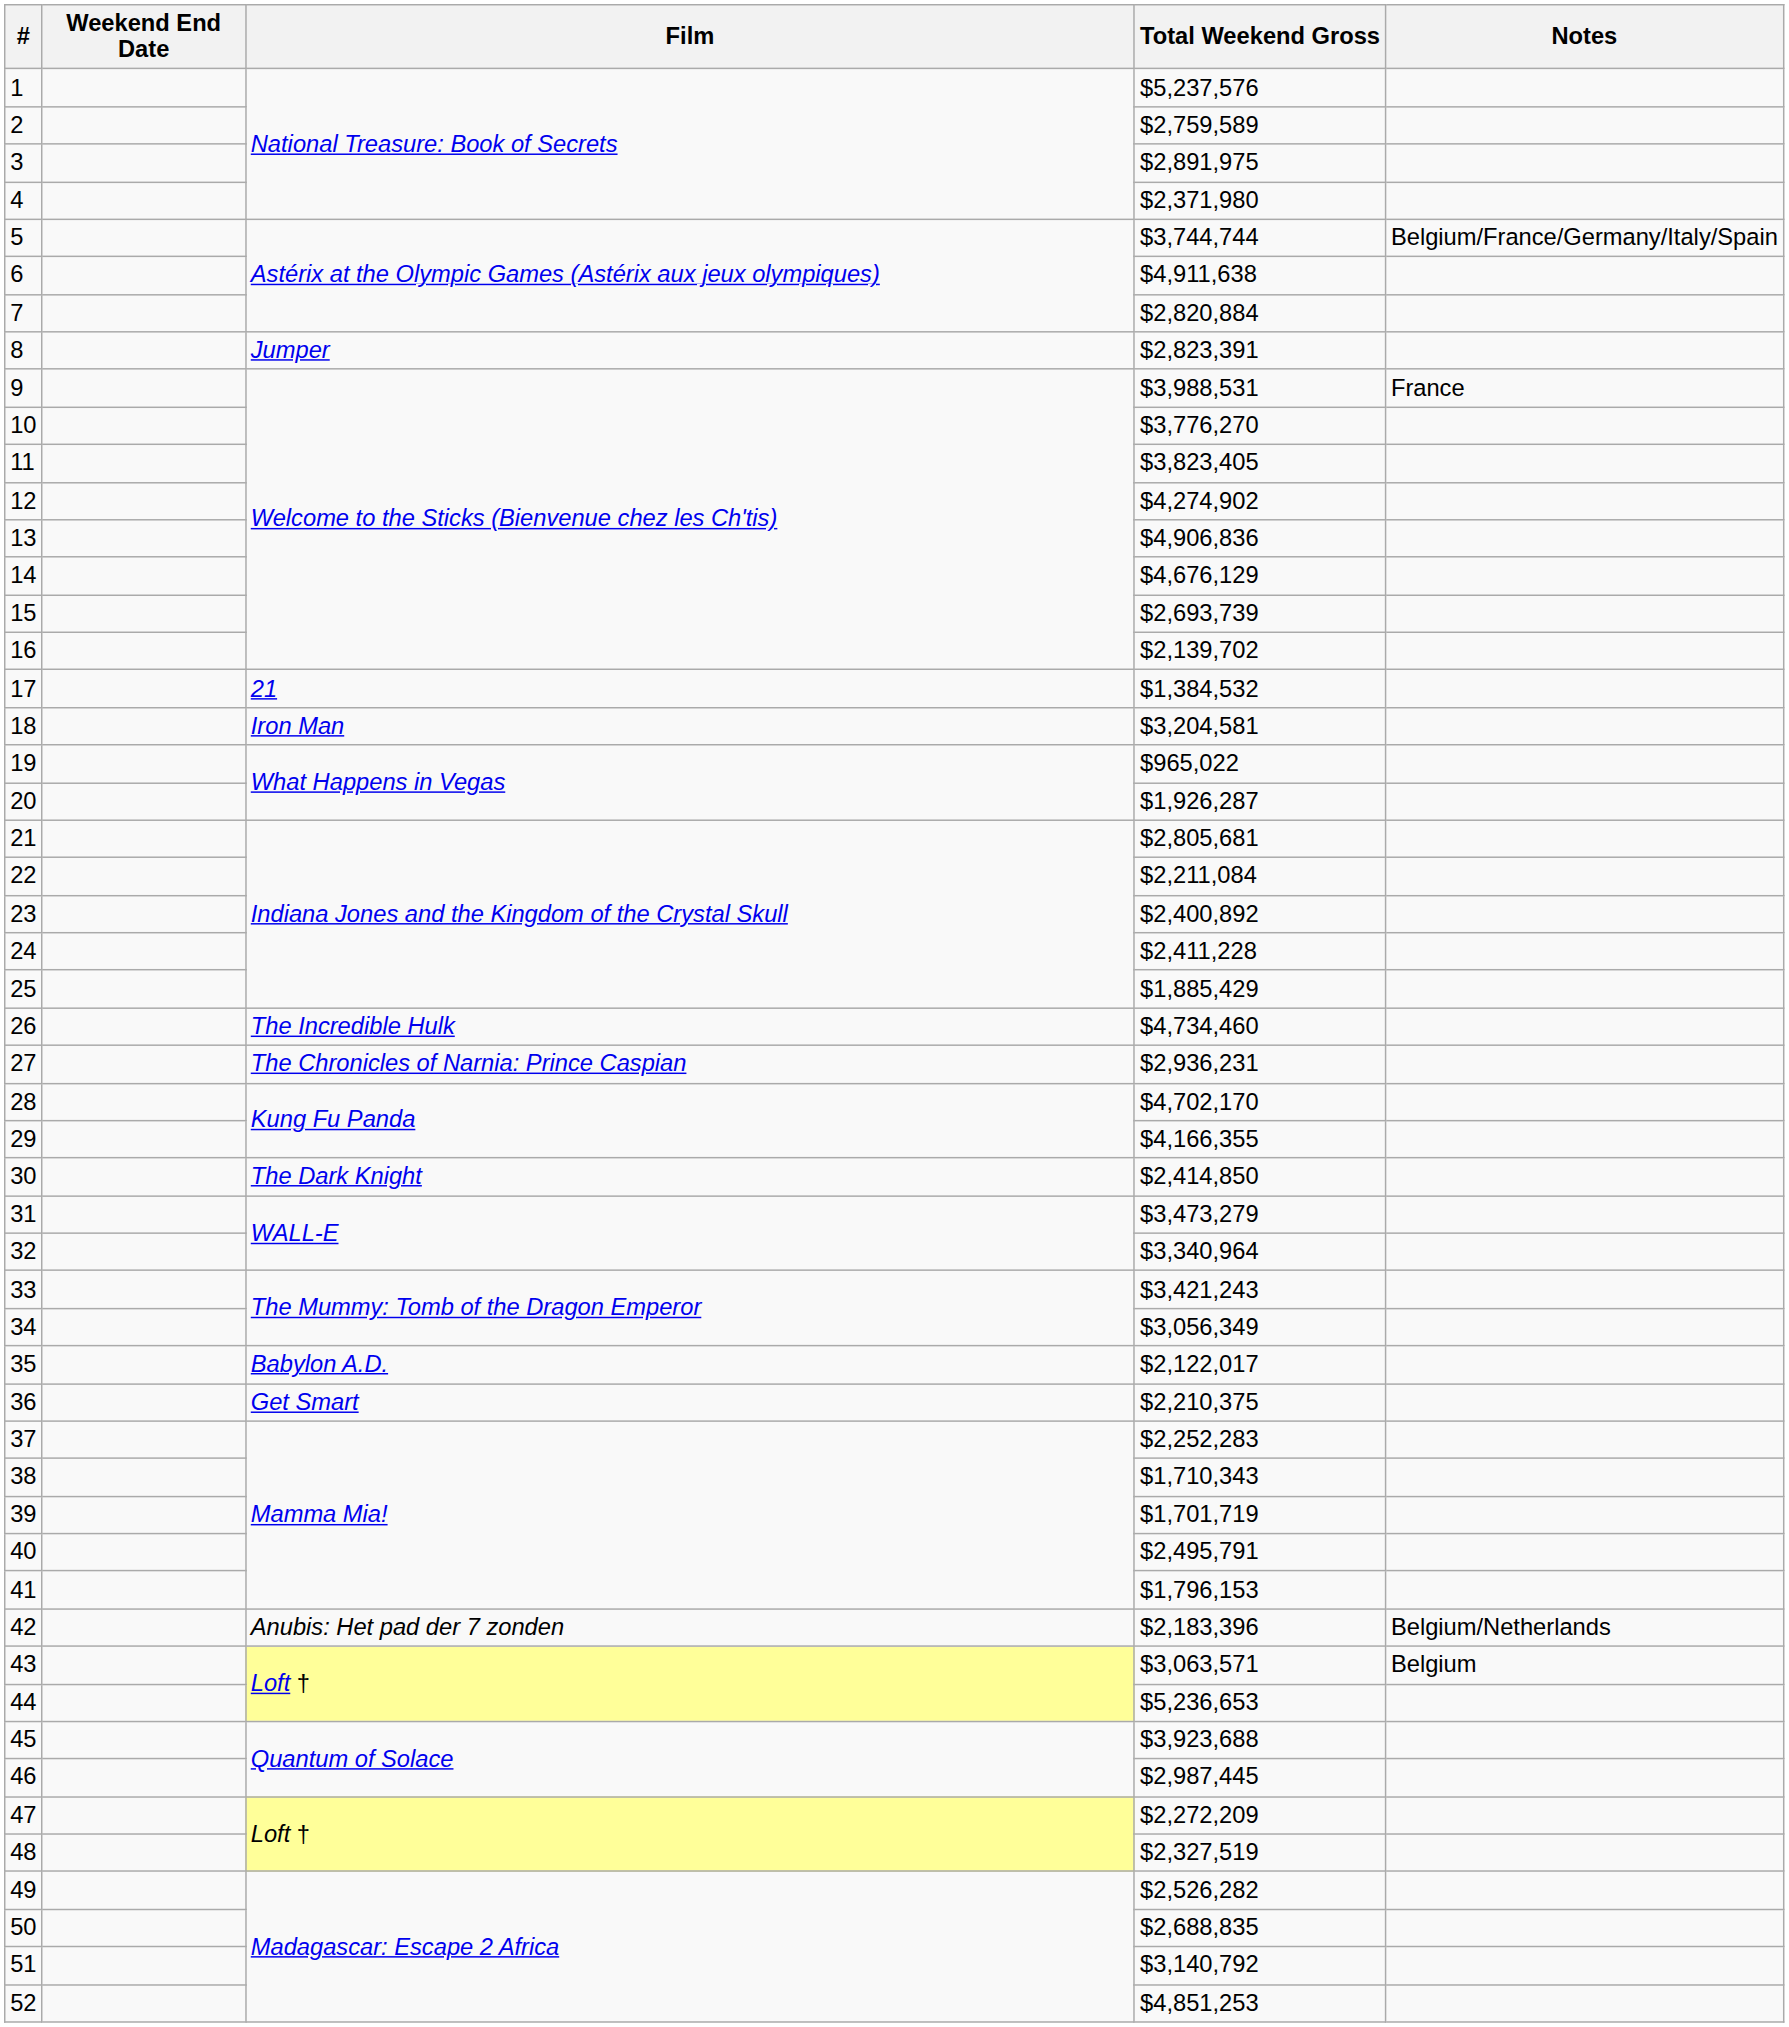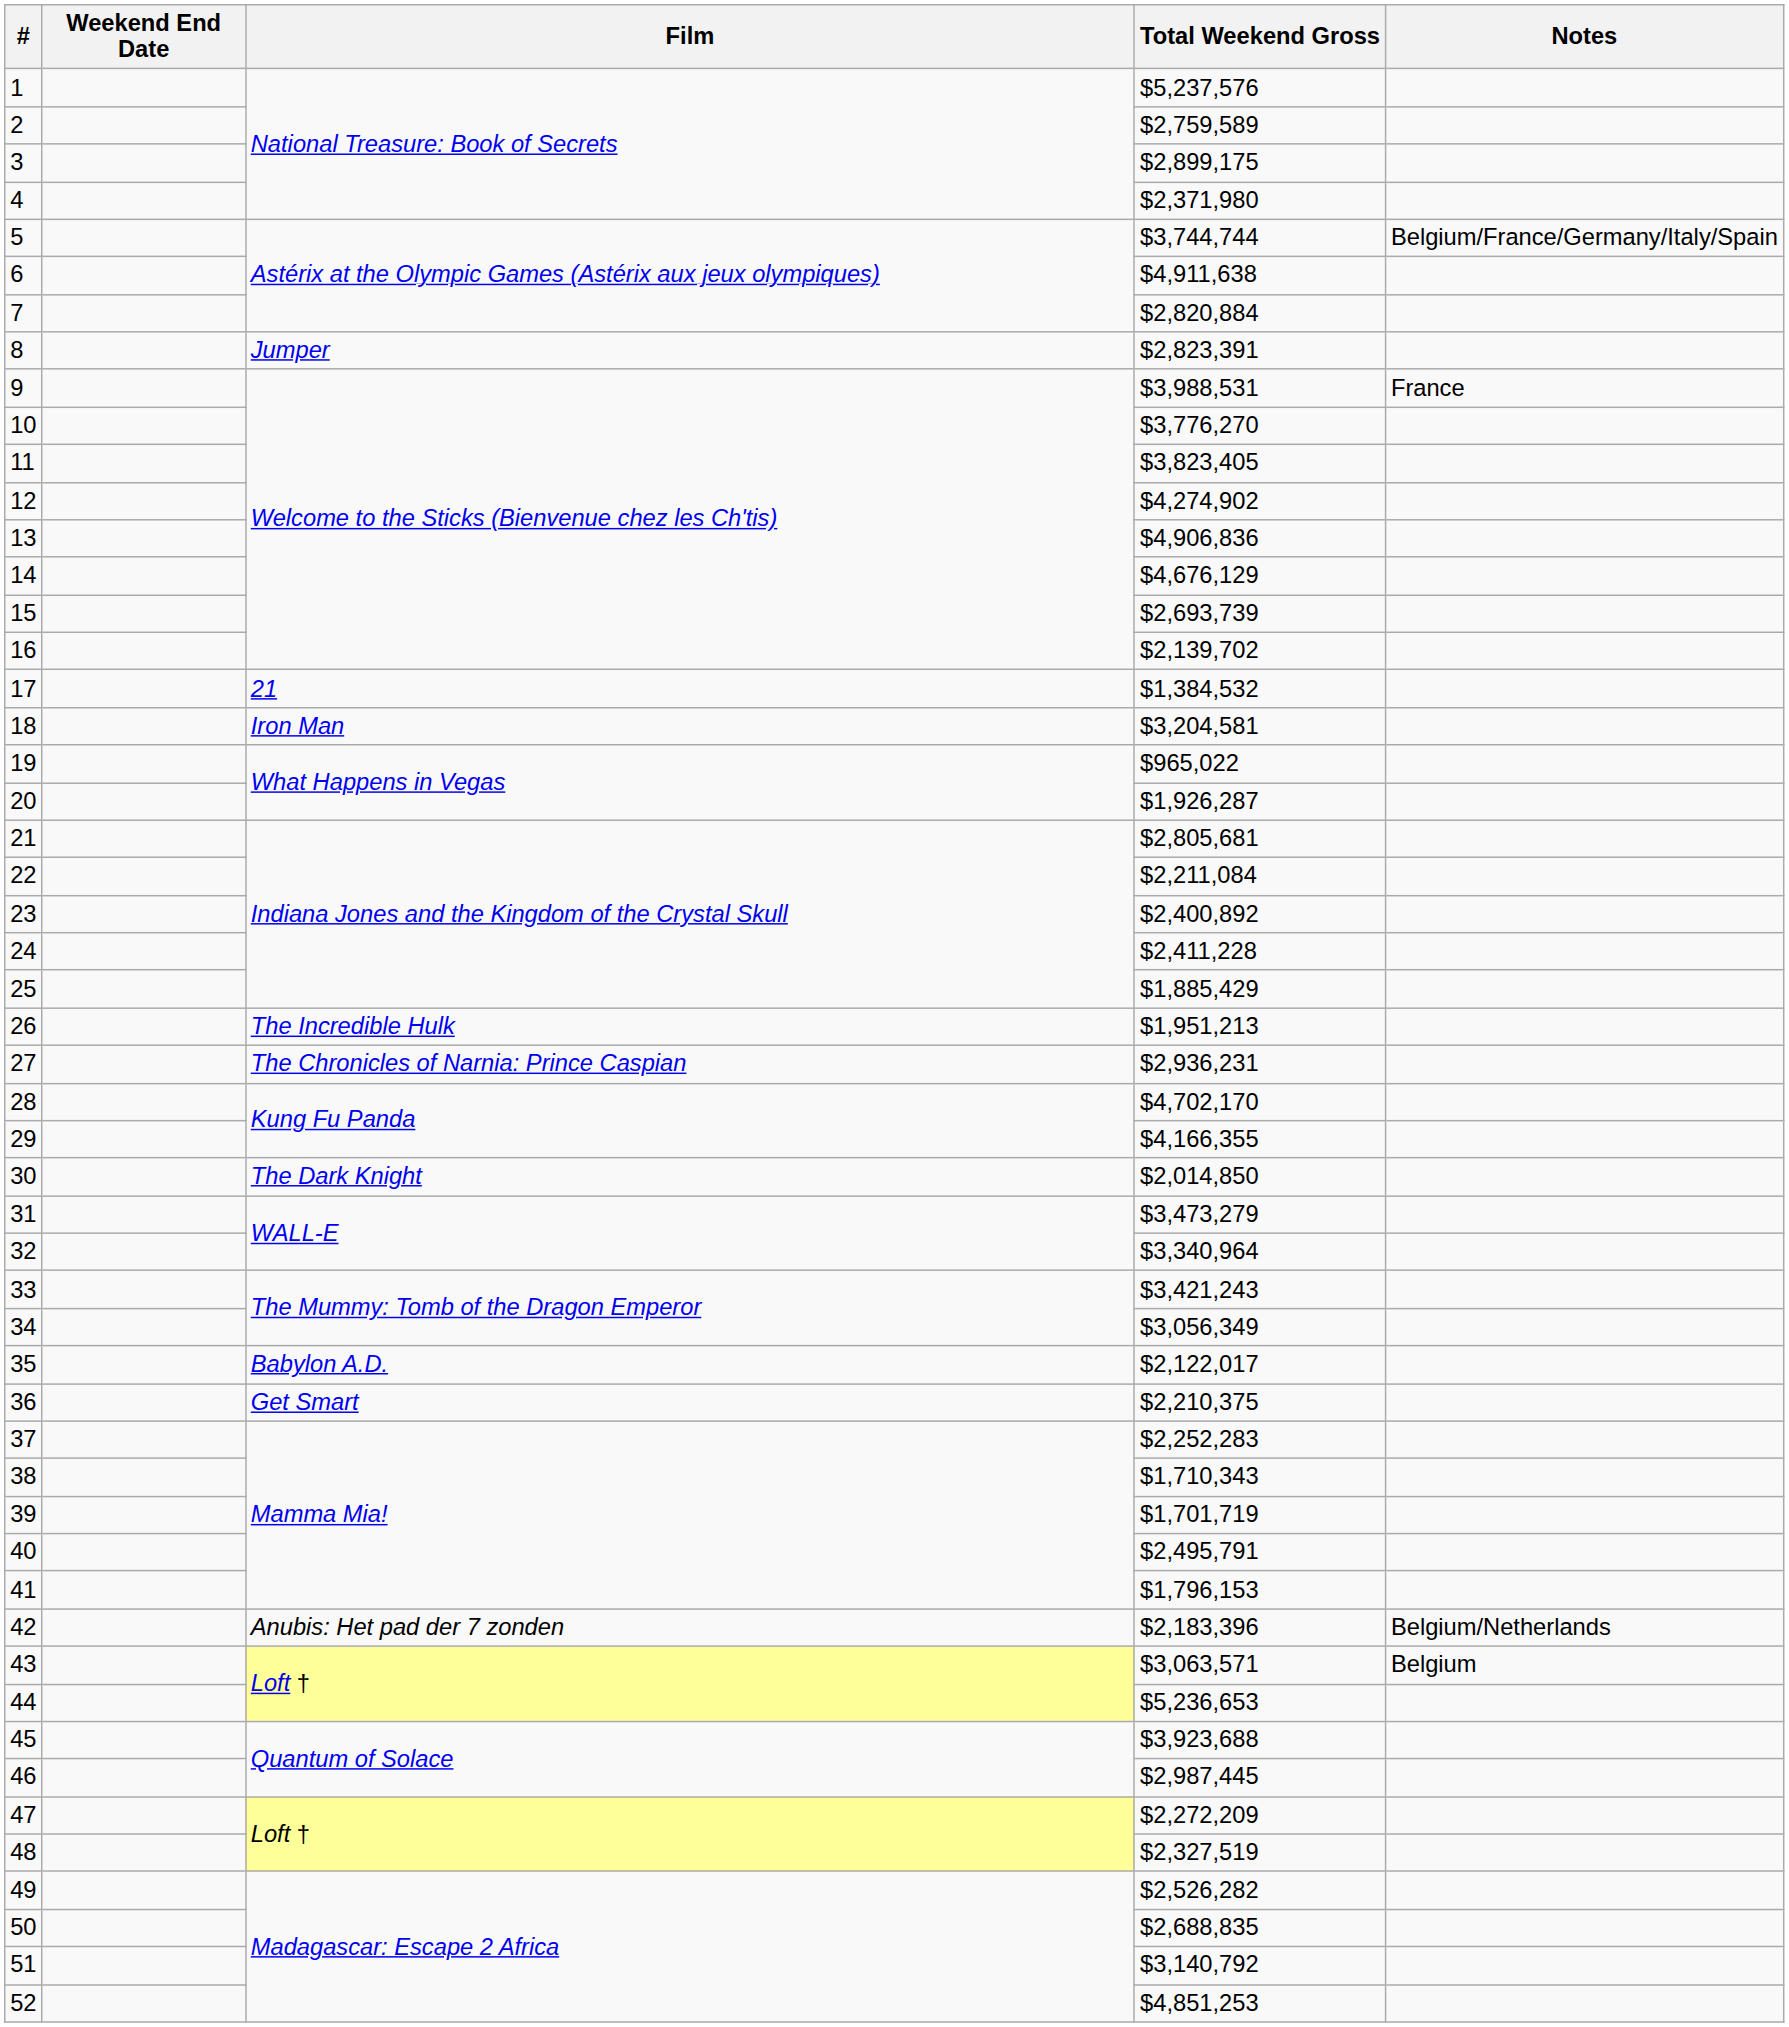(1199, 162) $2,891,975 -> (1199, 162) $2,899,175
(1199, 1026) $4,734,460 -> (1199, 1026) $1,951,213
(1199, 1176) $2,414,850 -> (1199, 1176) $2,014,850
